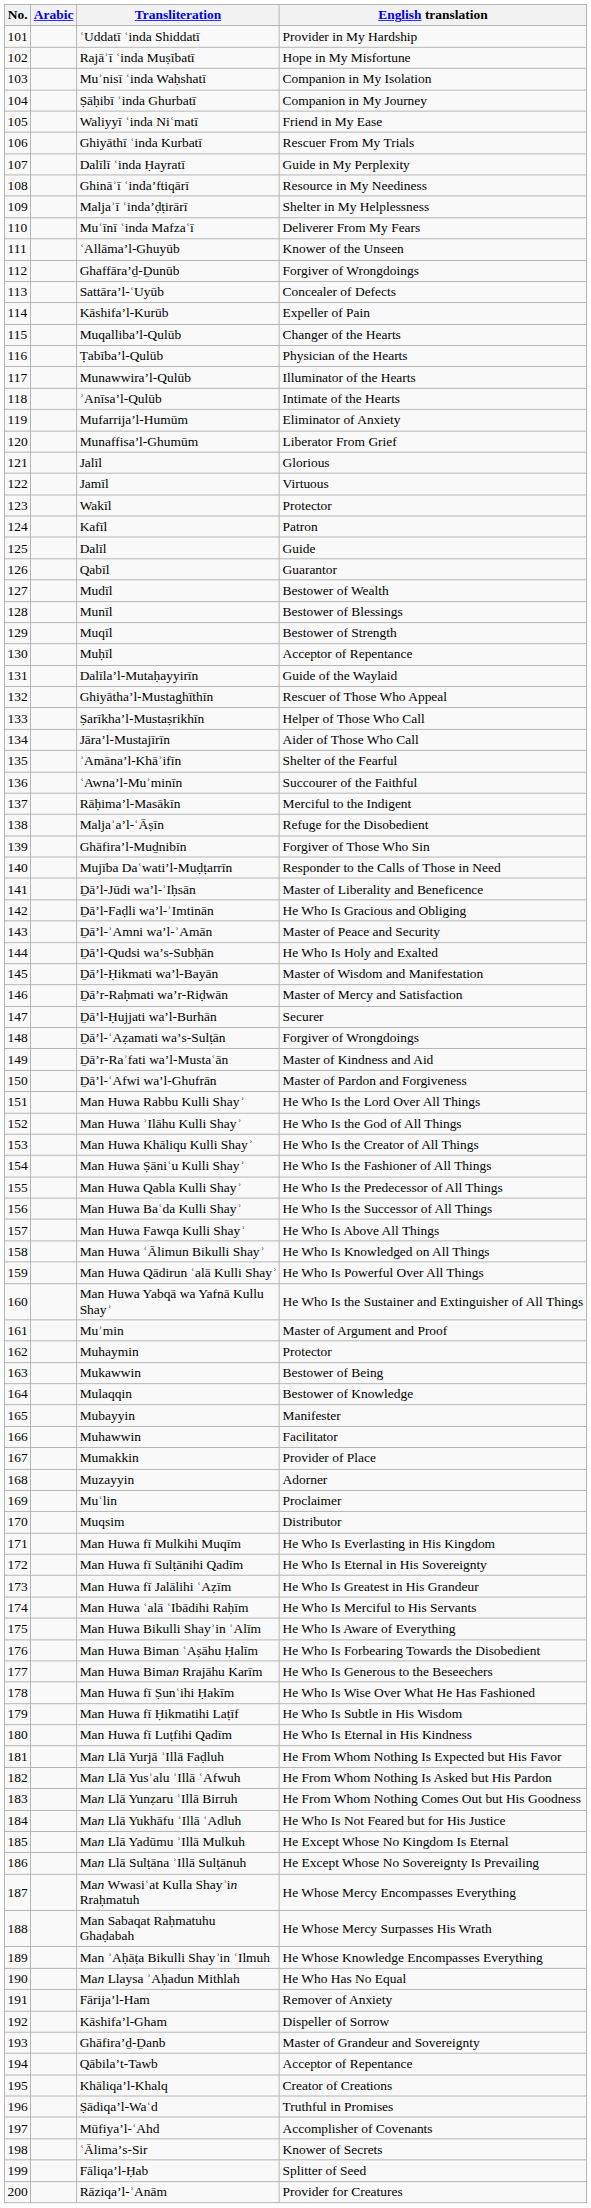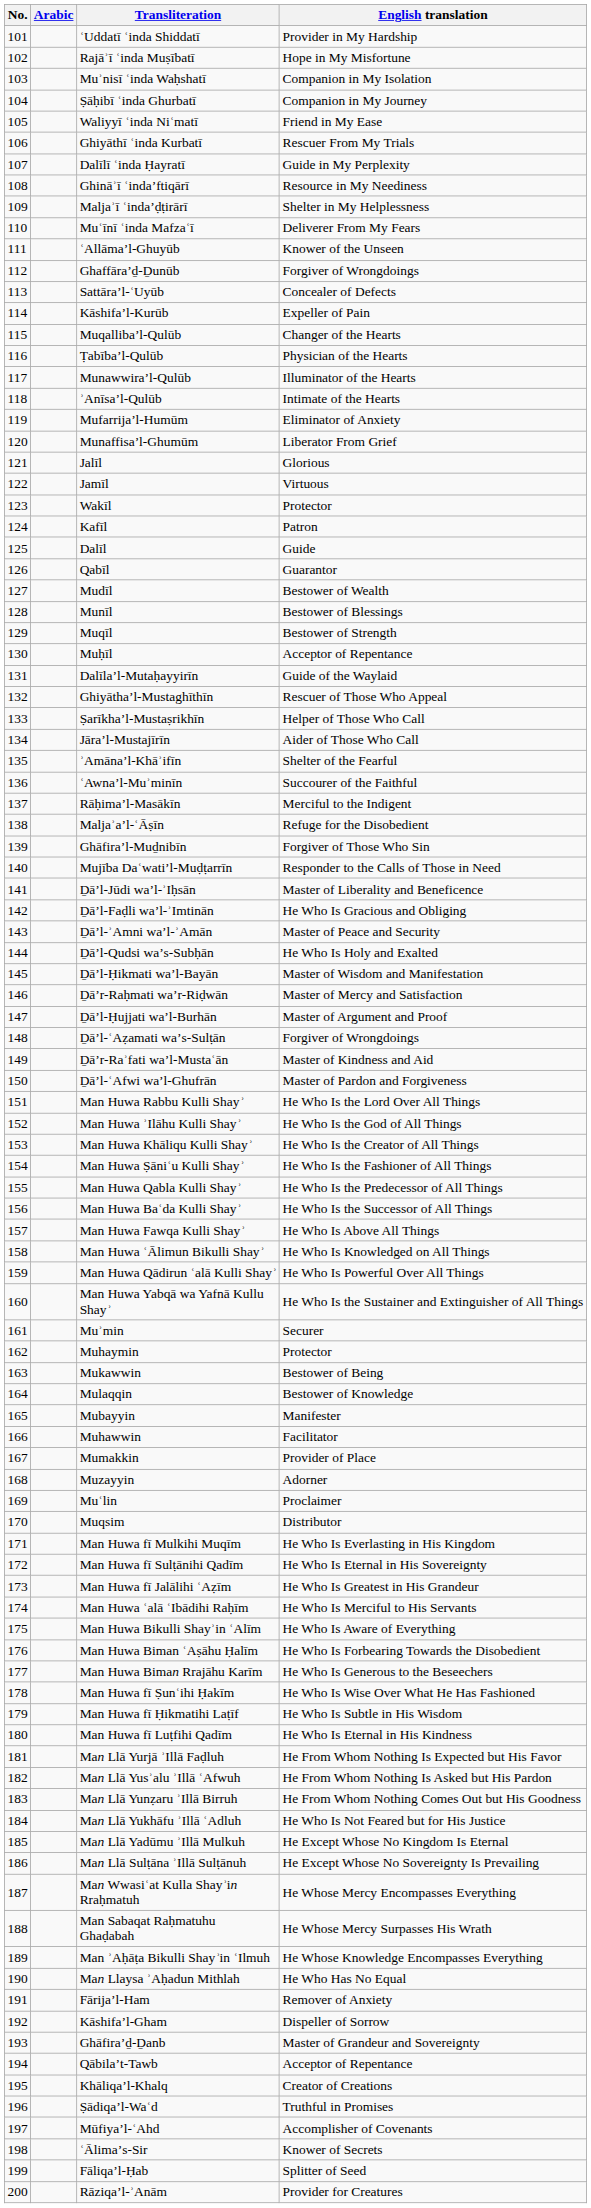(303, 1016) Securer -> (365, 1016) Master of Argument and Proof
(365, 1330) Master of Argument and Proof -> (303, 1330) Securer
